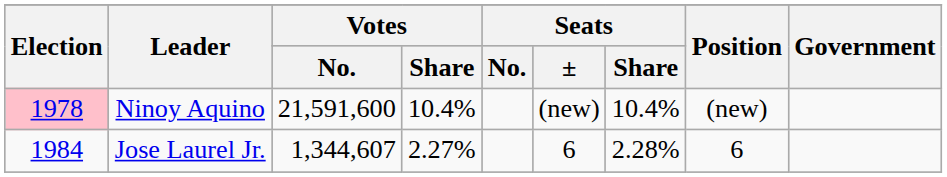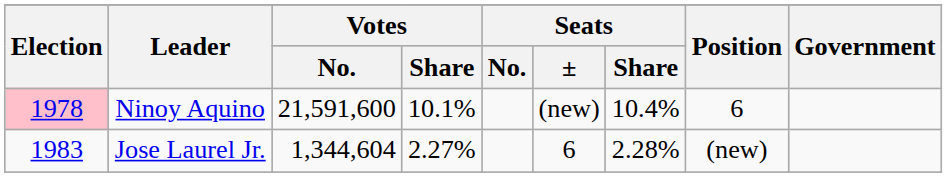(442, 108) 10.4% -> (442, 108) 10.1%
(737, 108) (new) -> (737, 108) 6
(57, 150) 1984 -> (57, 150) 1983
(343, 150) 1,344,607 -> (343, 150) 1,344,604
(737, 150) 6 -> (737, 150) (new)
